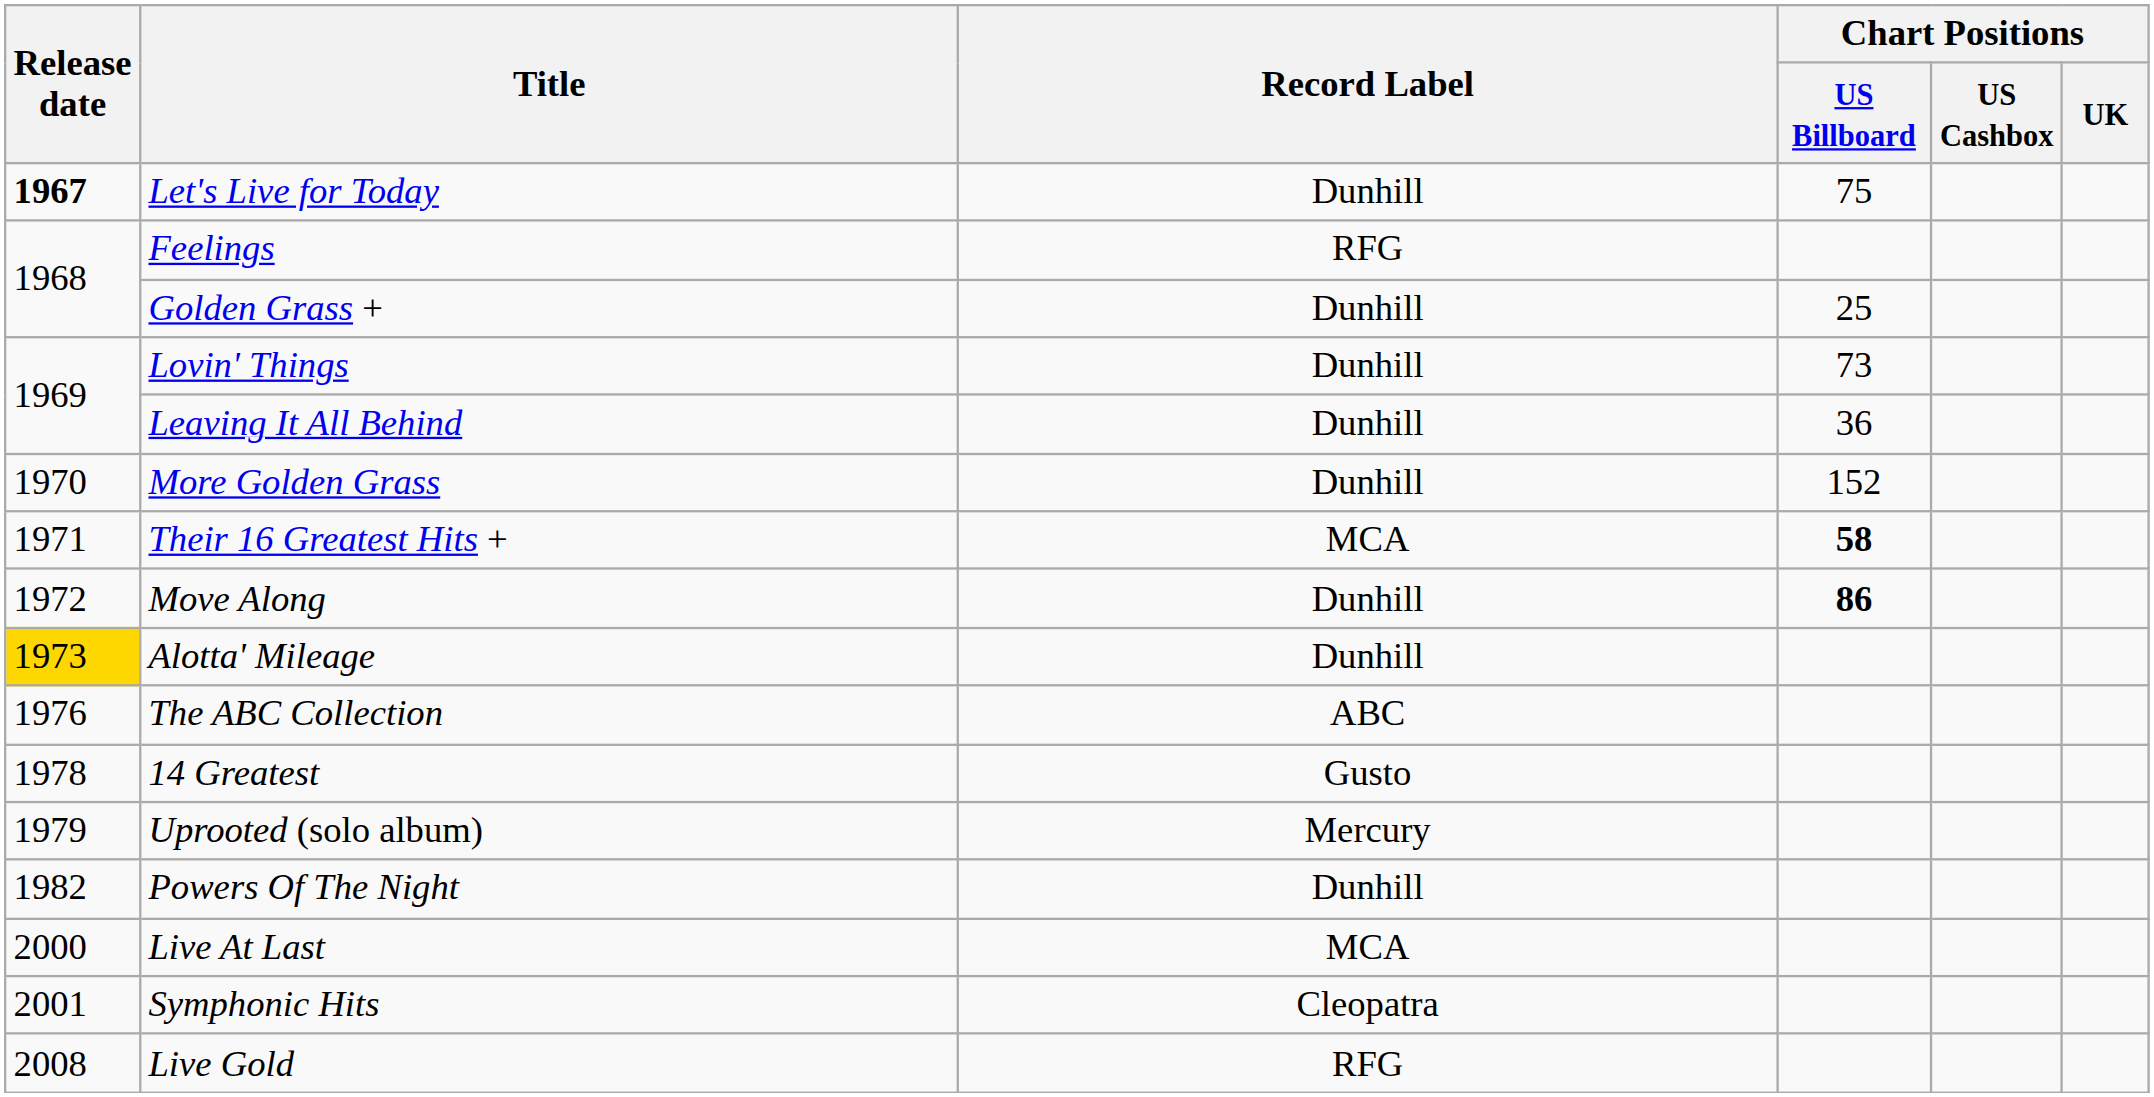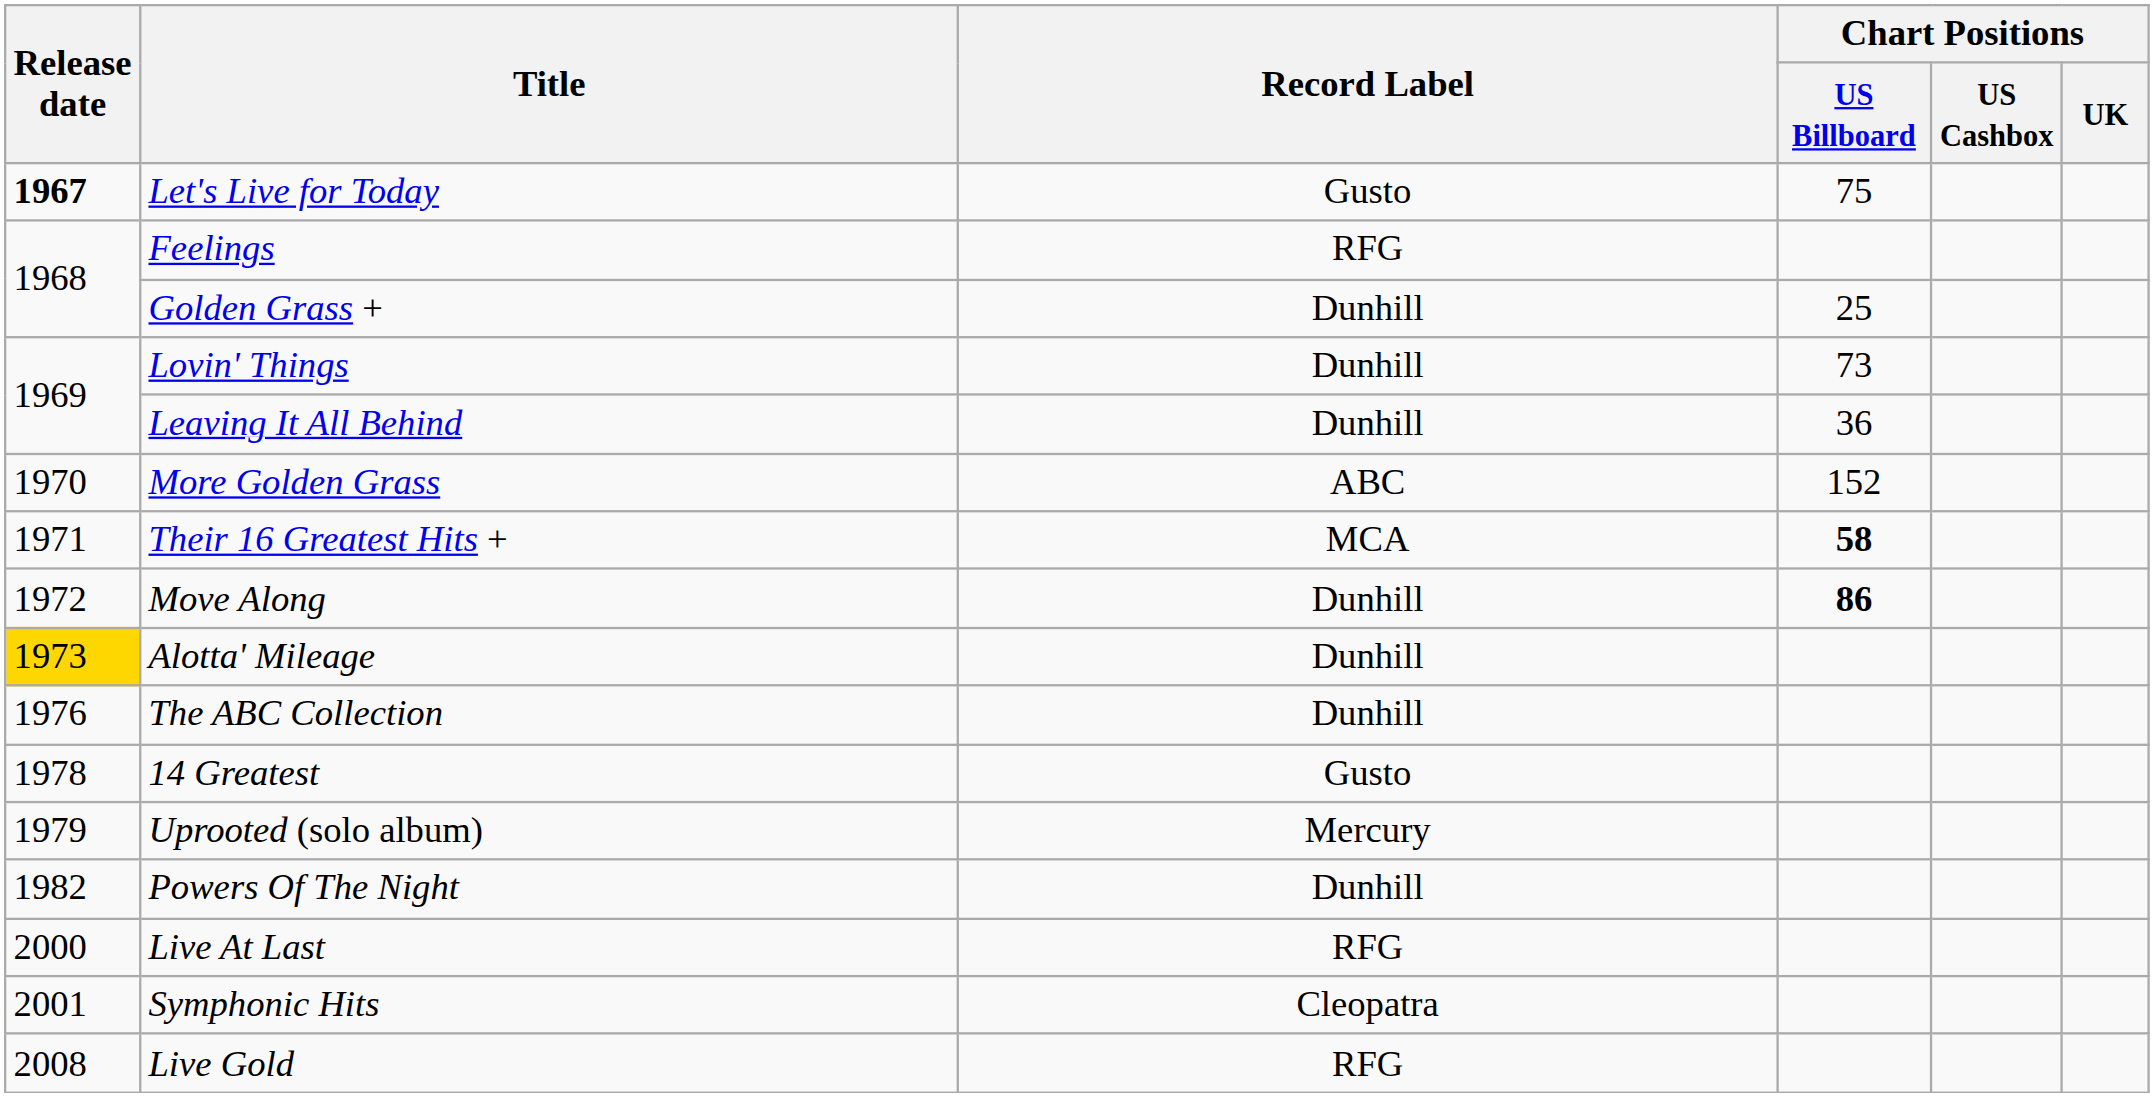(1368, 190) Dunhill -> (1368, 190) Gusto
(1368, 481) Dunhill -> (1368, 481) ABC
(1368, 713) ABC -> (1368, 713) Dunhill
(1368, 946) MCA -> (1368, 946) RFG
